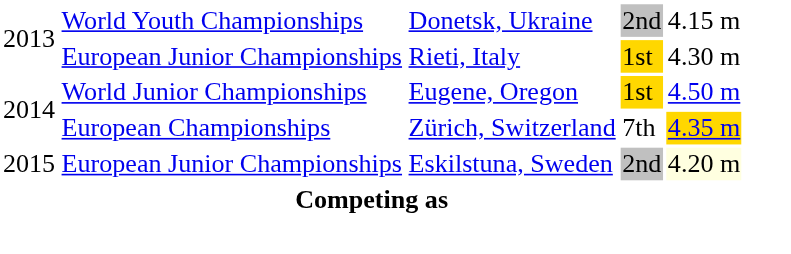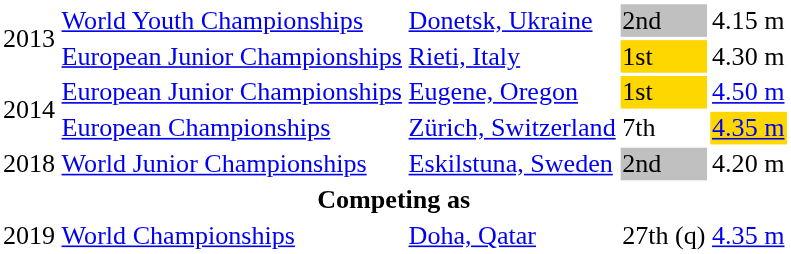(214, 91) World Junior Championships -> (232, 91) European Junior Championships
(29, 163) 2015 -> (29, 163) 2018
(232, 163) European Junior Championships -> (214, 163) World Junior Championships
(704, 163) lightyellow background -> (748, 163) no background
+ row: (472, 235)
